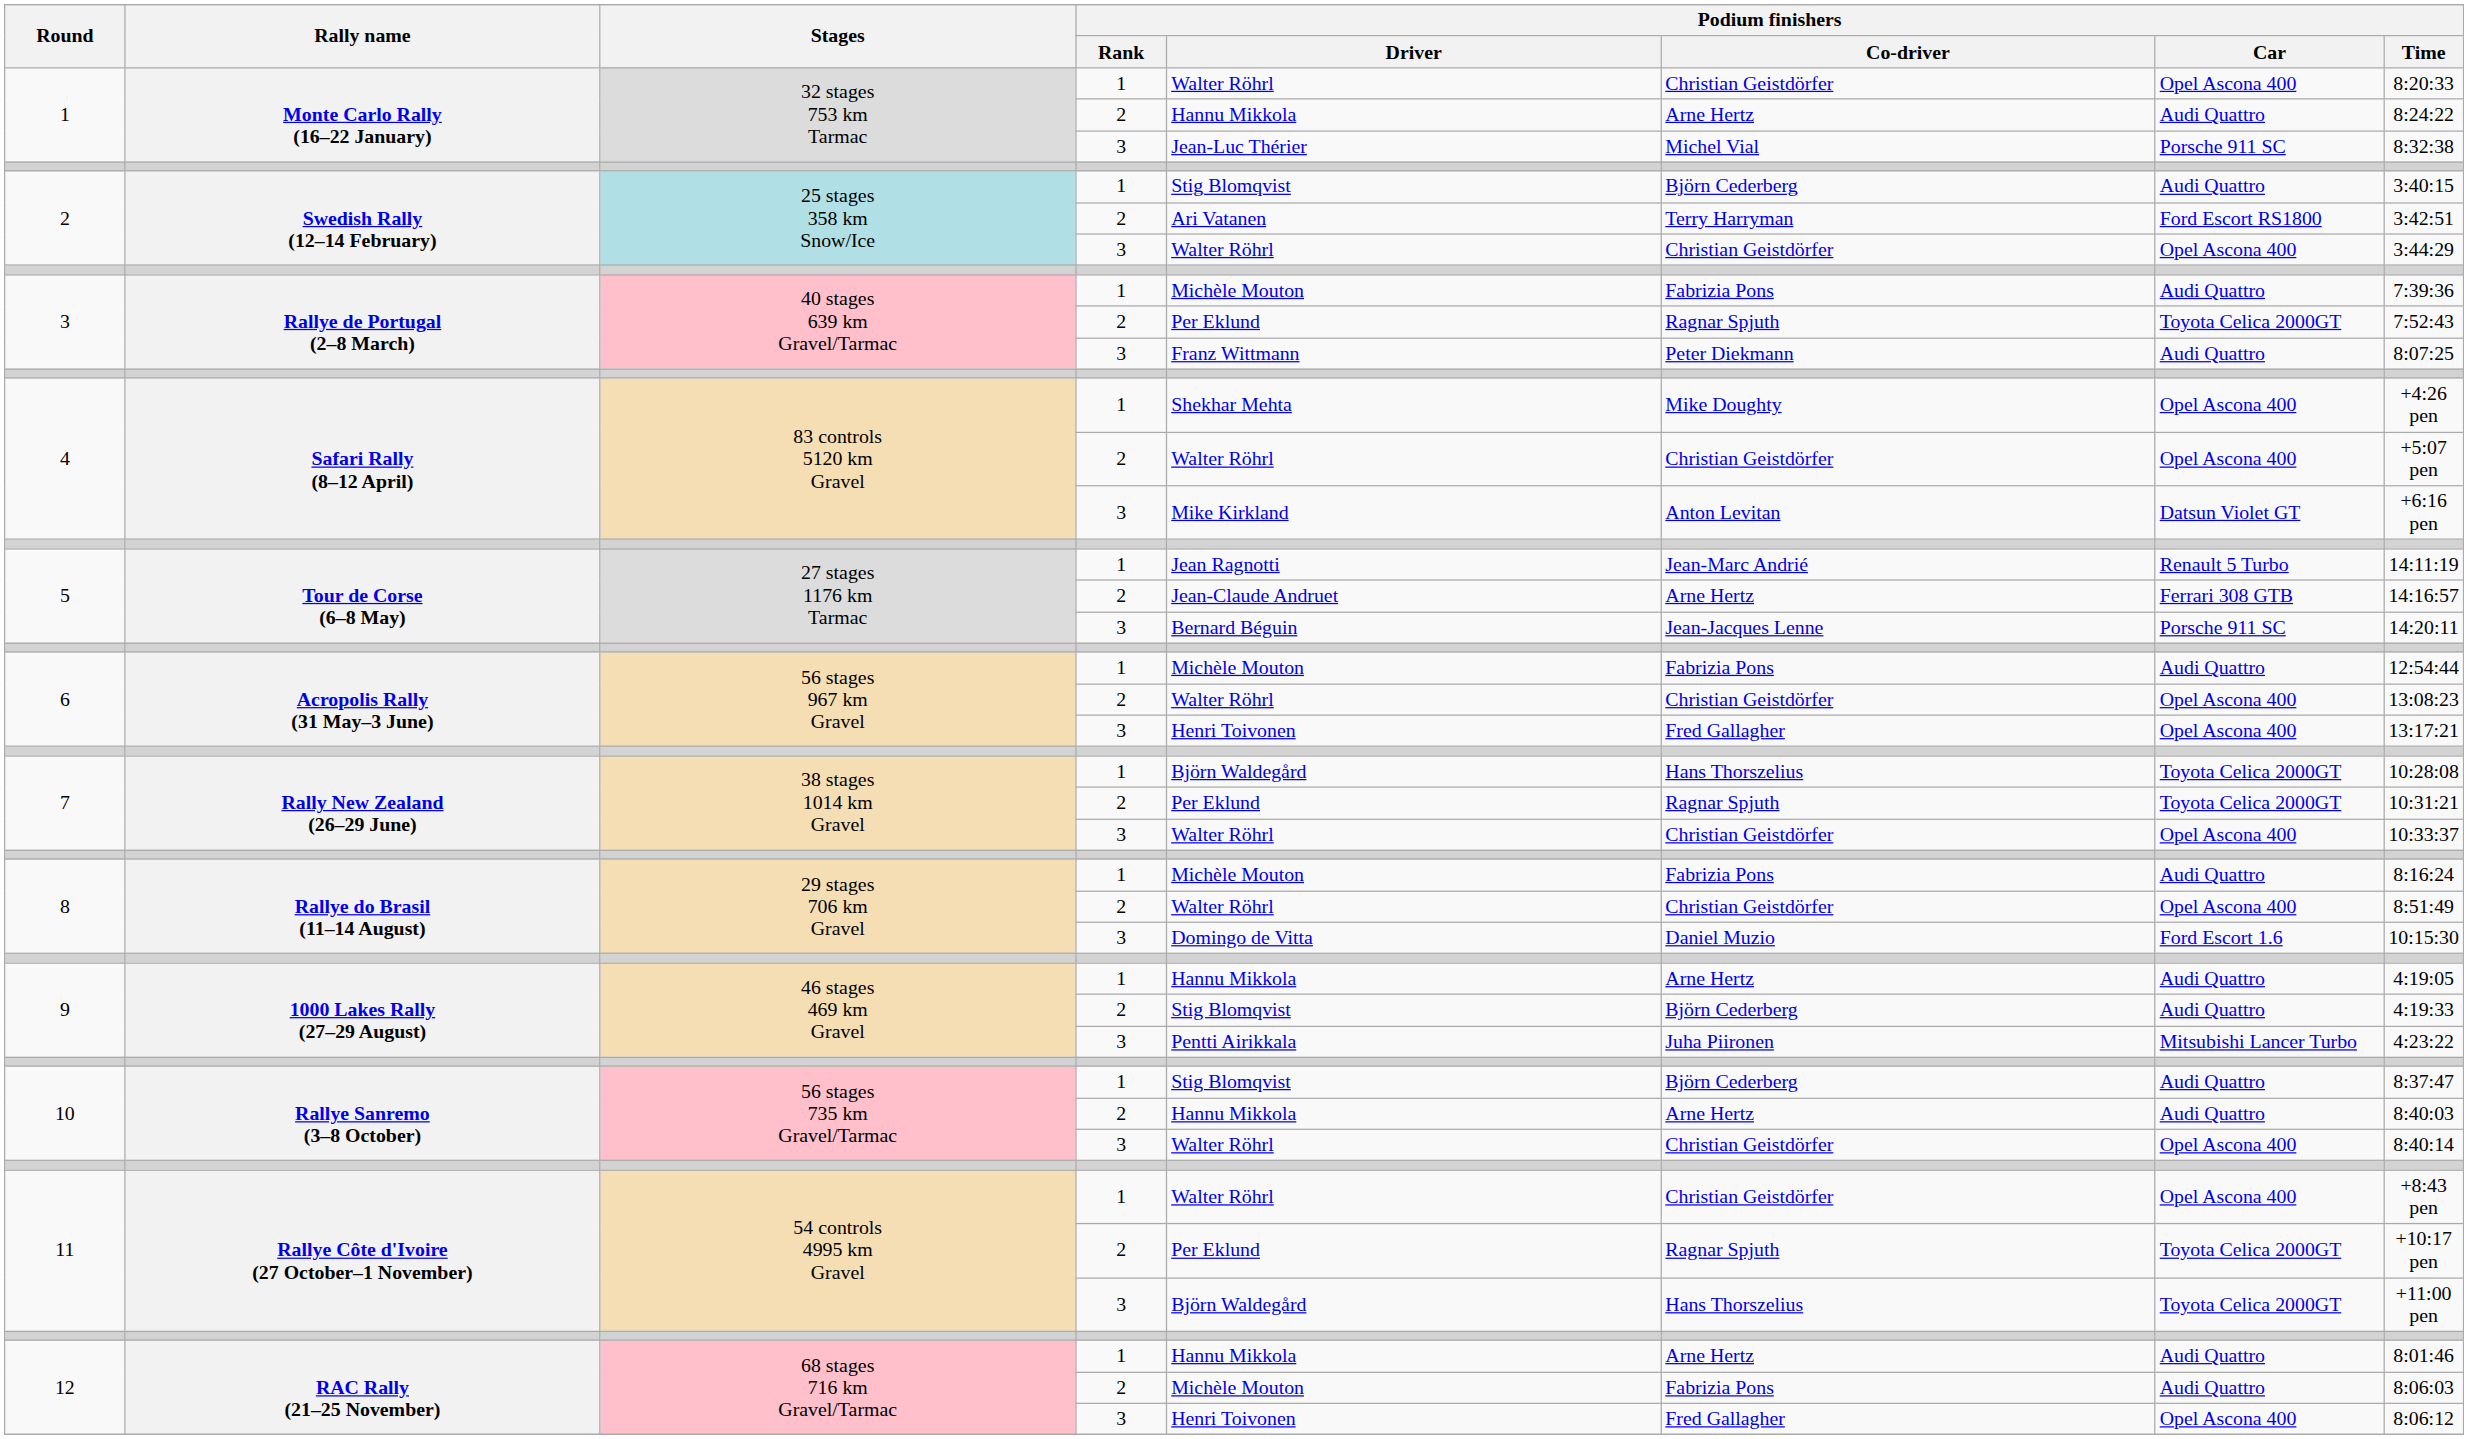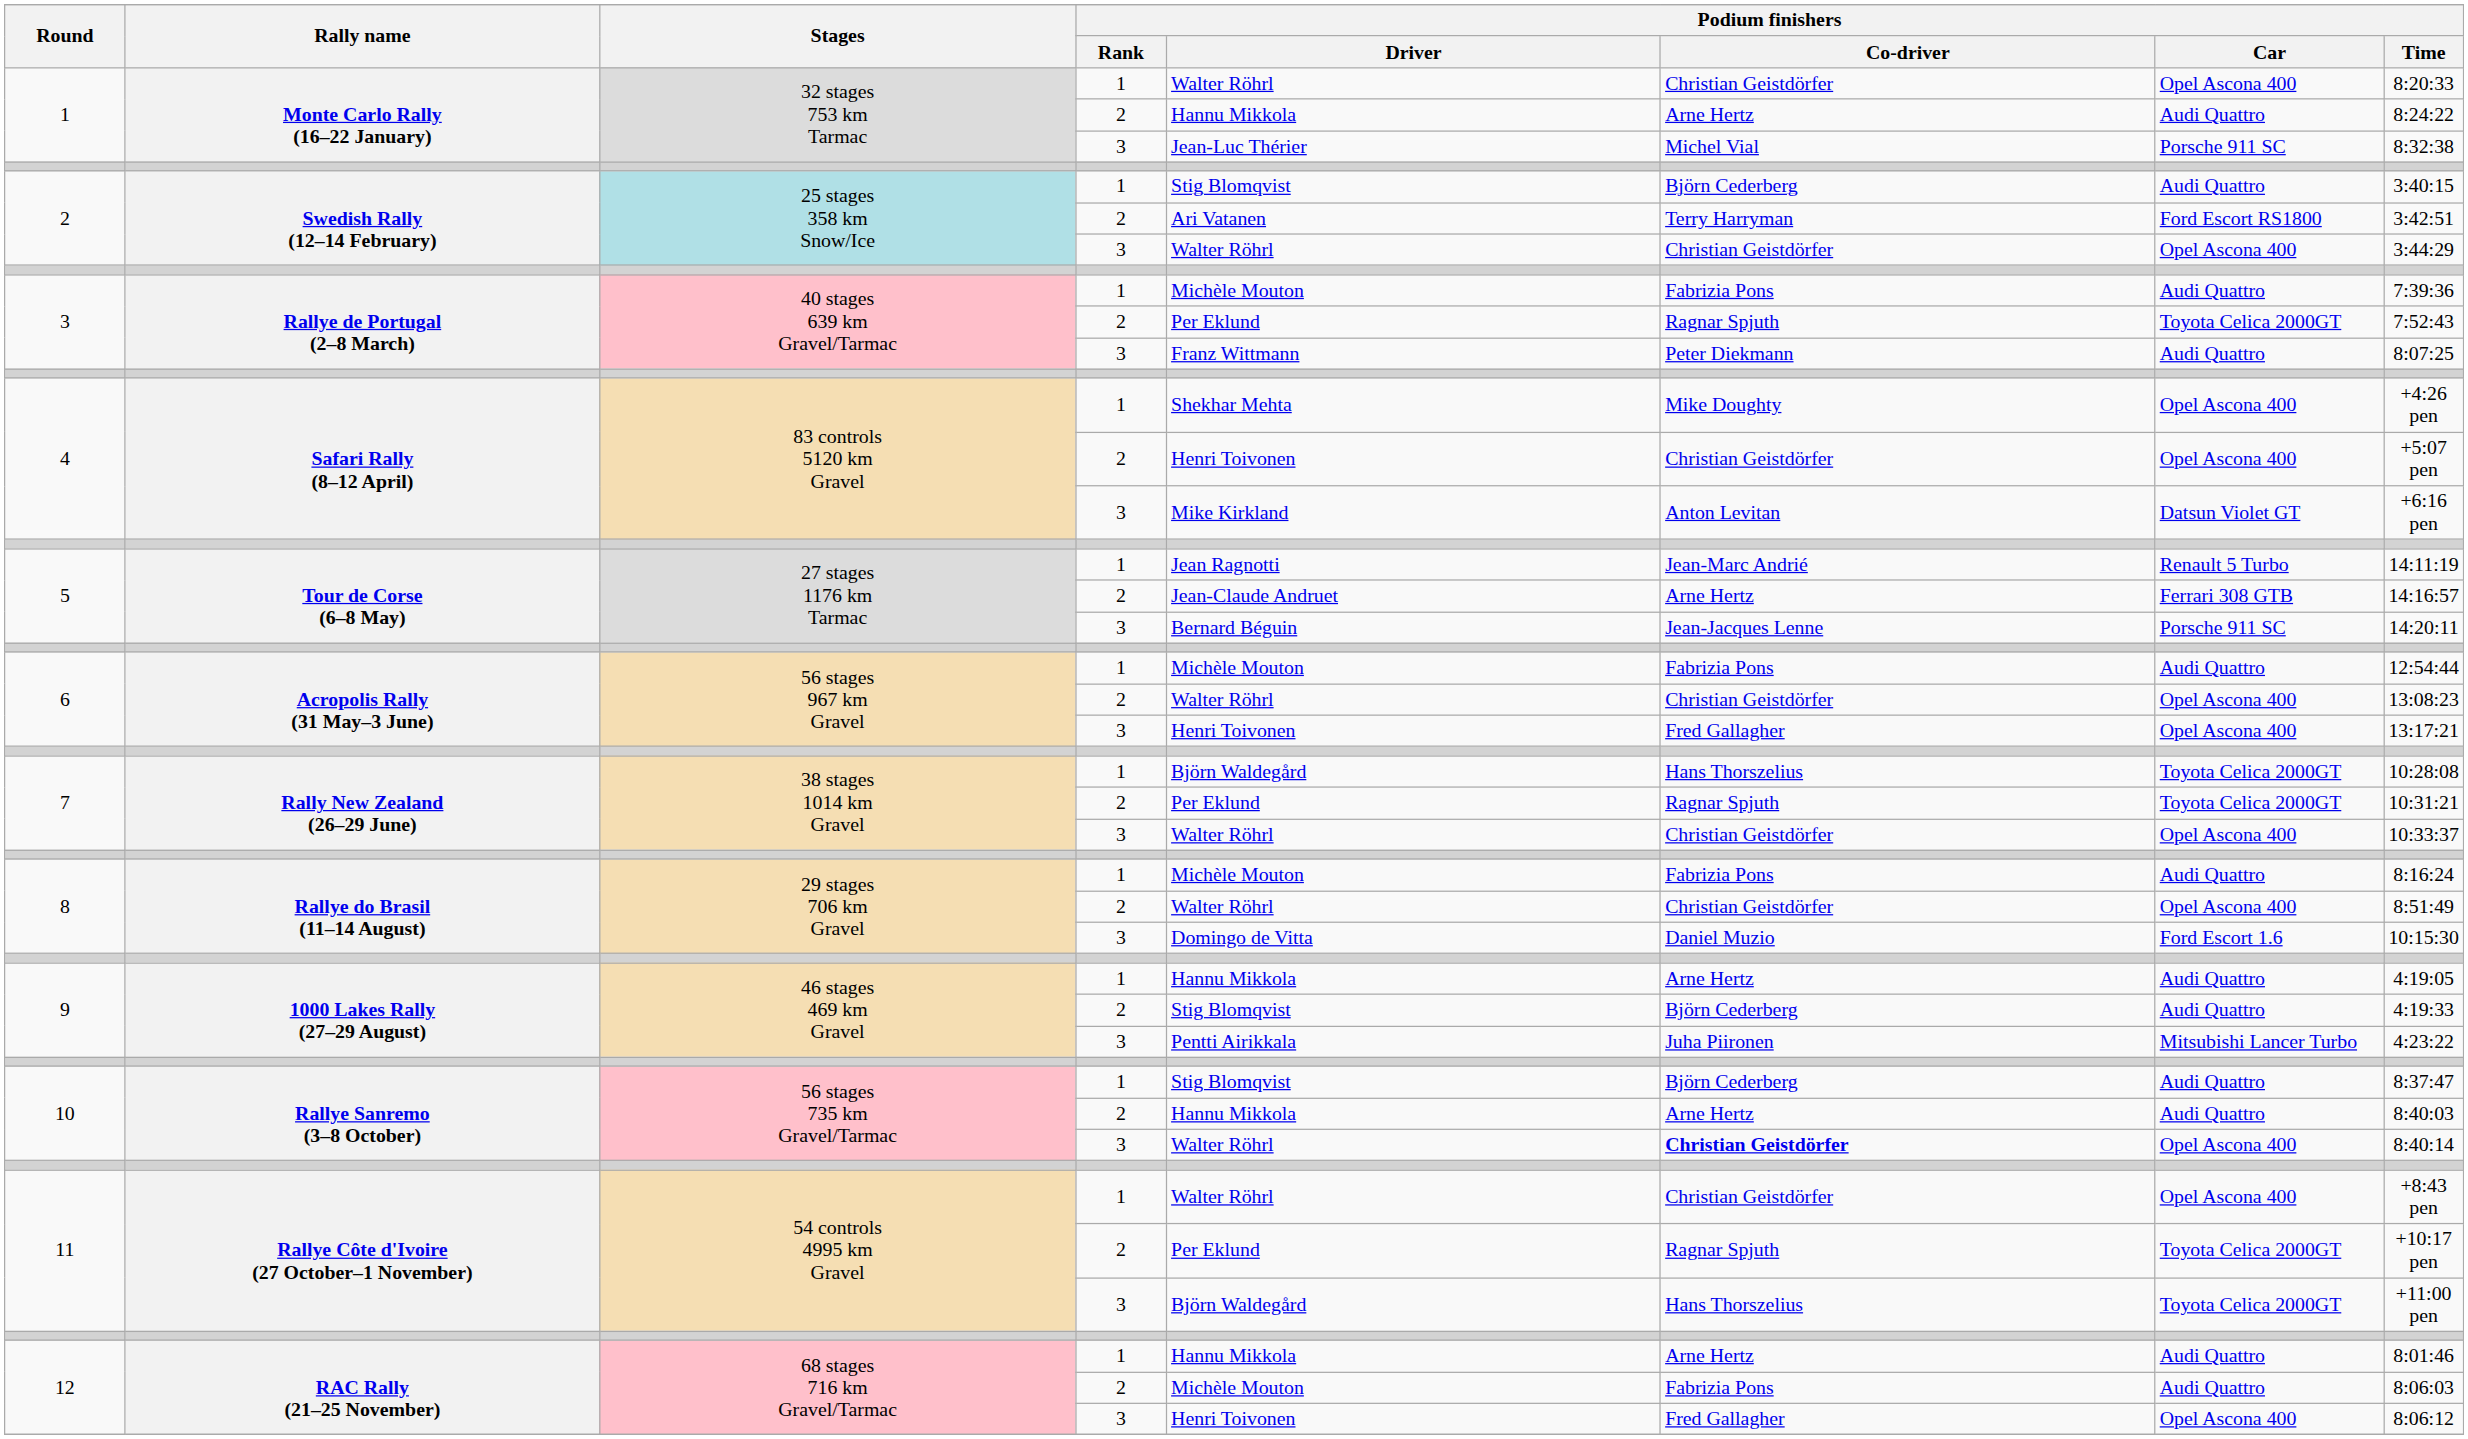(1222, 458) Walter Röhrl -> (1233, 458) Henri Toivonen
(1749, 1144) normal -> (1757, 1144) bold
